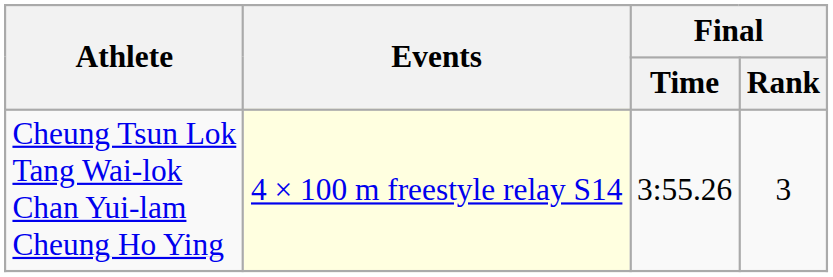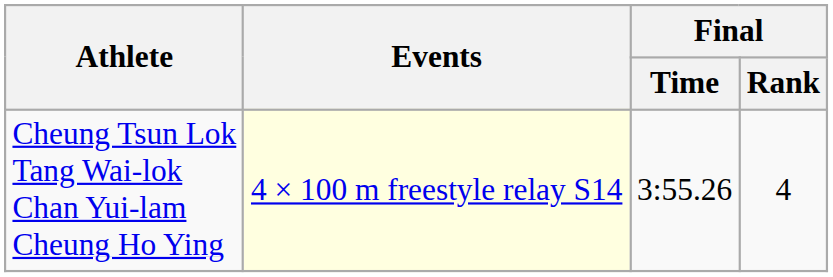(783, 189) 3 -> (783, 189) 4
